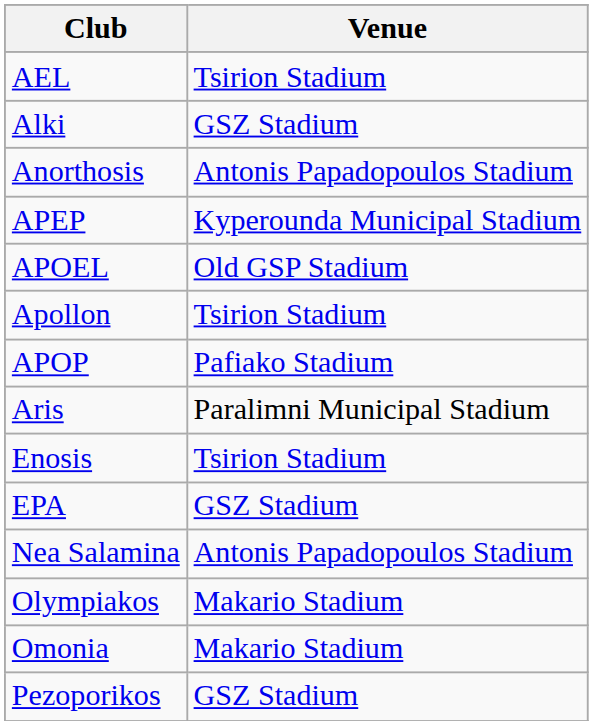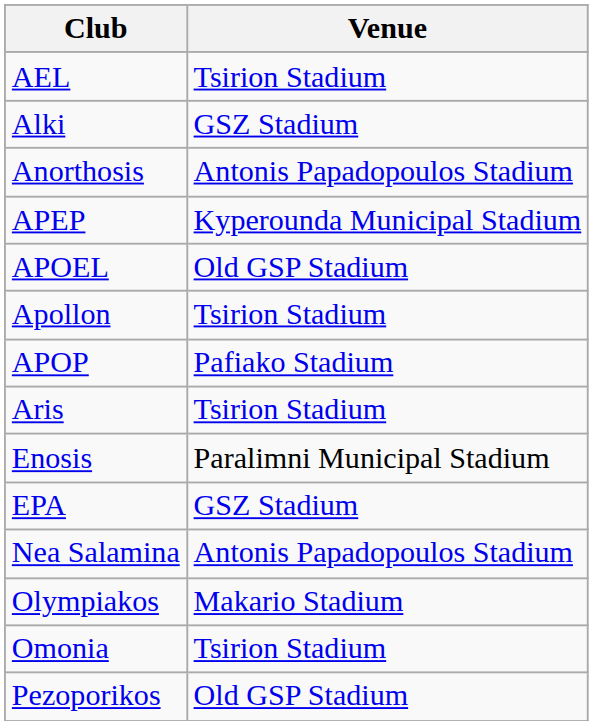(372, 409) Paralimni Municipal Stadium -> (290, 409) Tsirion Stadium
(290, 457) Tsirion Stadium -> (372, 457) Paralimni Municipal Stadium
(298, 648) Makario Stadium -> (290, 648) Tsirion Stadium
(276, 696) GSZ Stadium -> (301, 696) Old GSP Stadium
